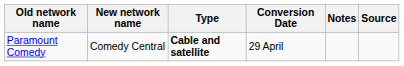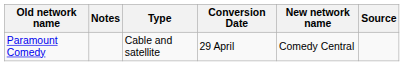columns swapped: (128, 18) <-> (342, 18)
(195, 46) bold -> (148, 46) normal
